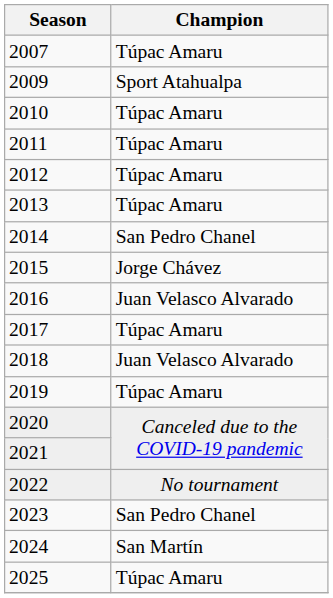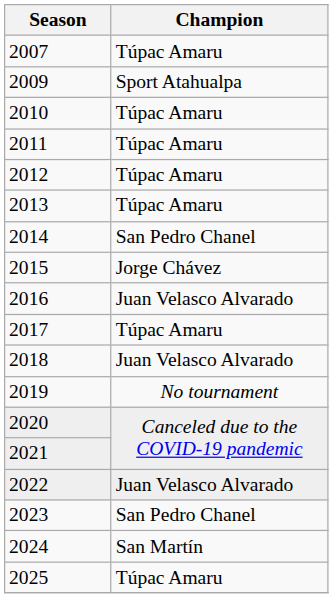(169, 391) Túpac Amaru -> (219, 391) No tournament
(219, 484) No tournament -> (204, 484) Juan Velasco Alvarado
